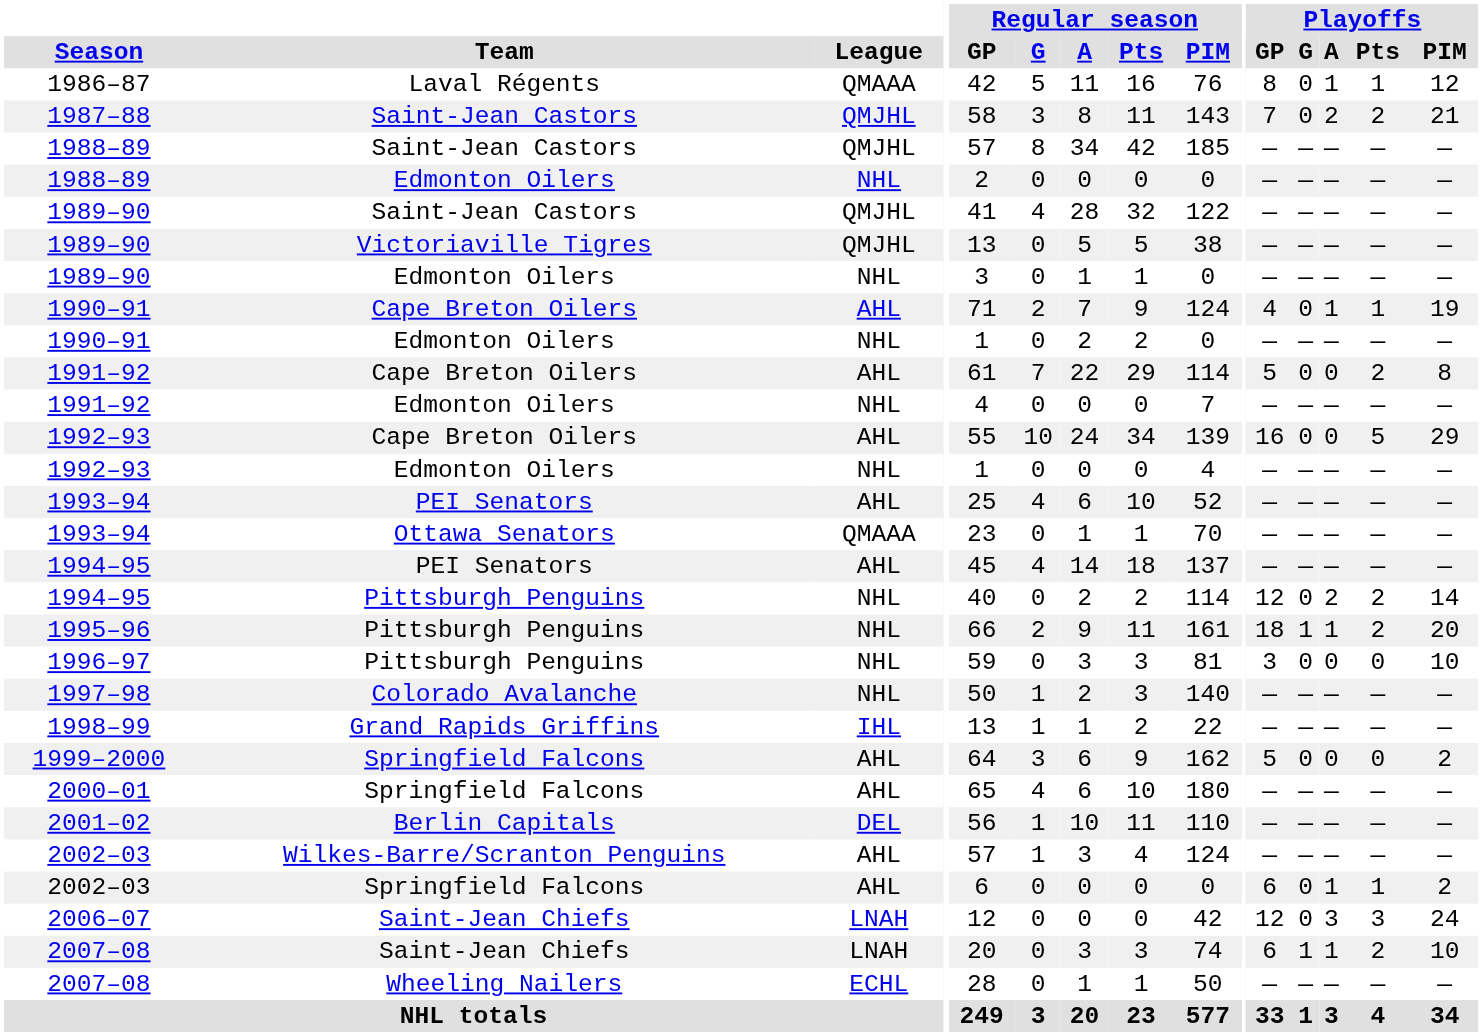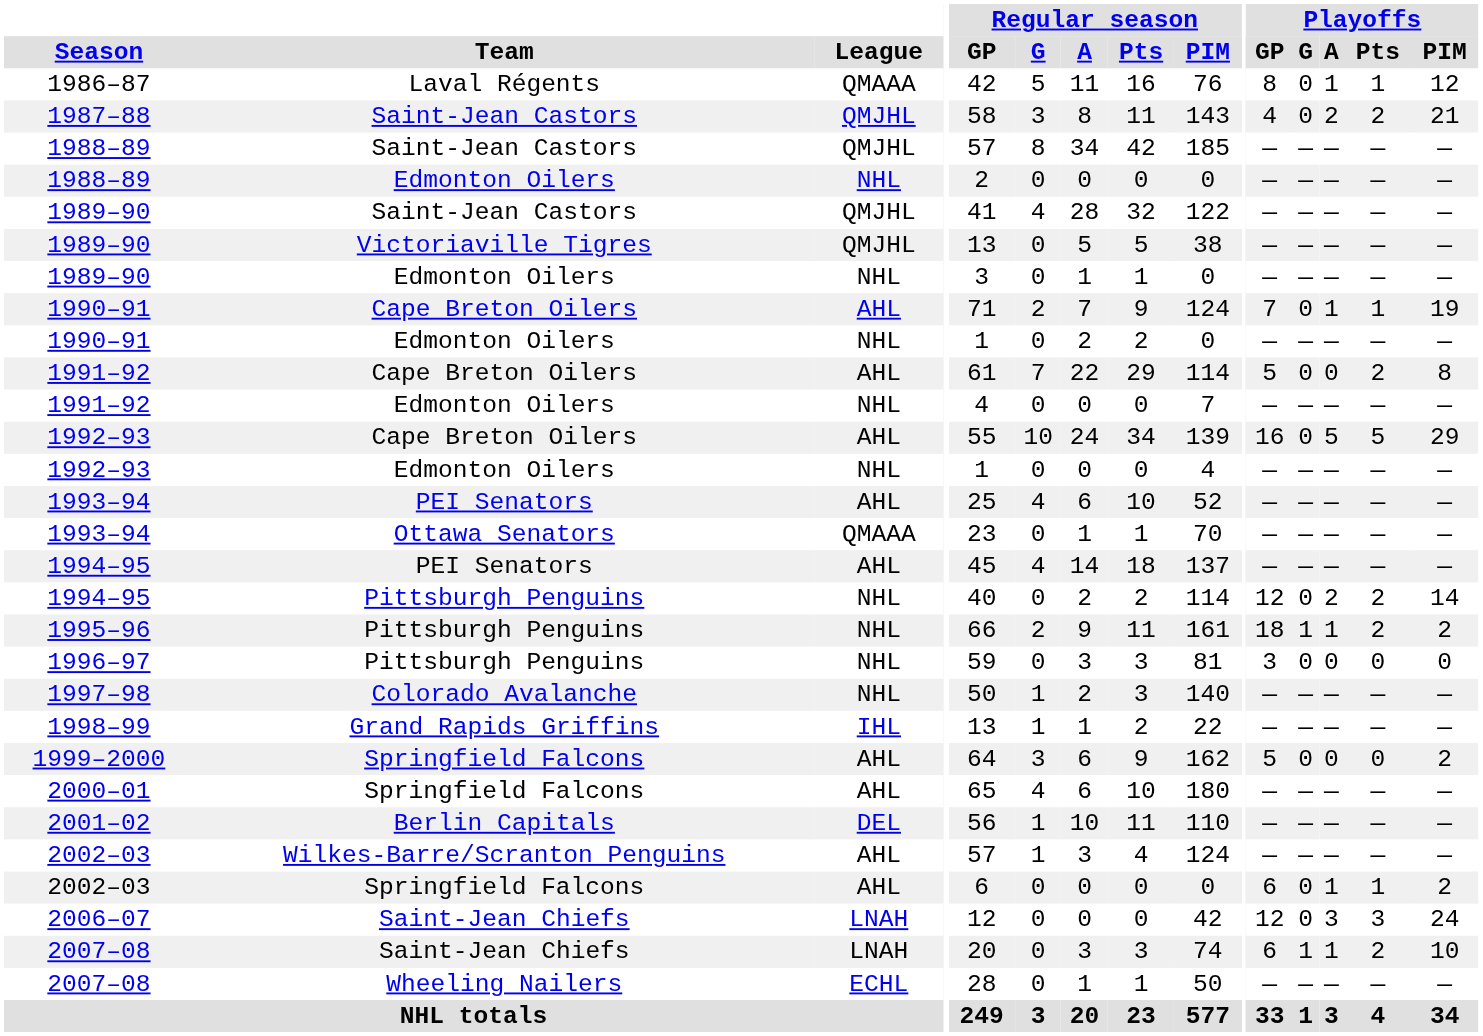(1270, 116) 7 -> (1270, 116) 4
(1270, 309) 4 -> (1270, 309) 7
(1331, 438) 0 -> (1331, 438) 5
(1445, 631) 20 -> (1445, 631) 2
(1445, 663) 10 -> (1445, 663) 0
